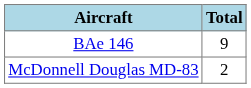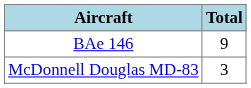(224, 70) 2 -> (224, 70) 3
